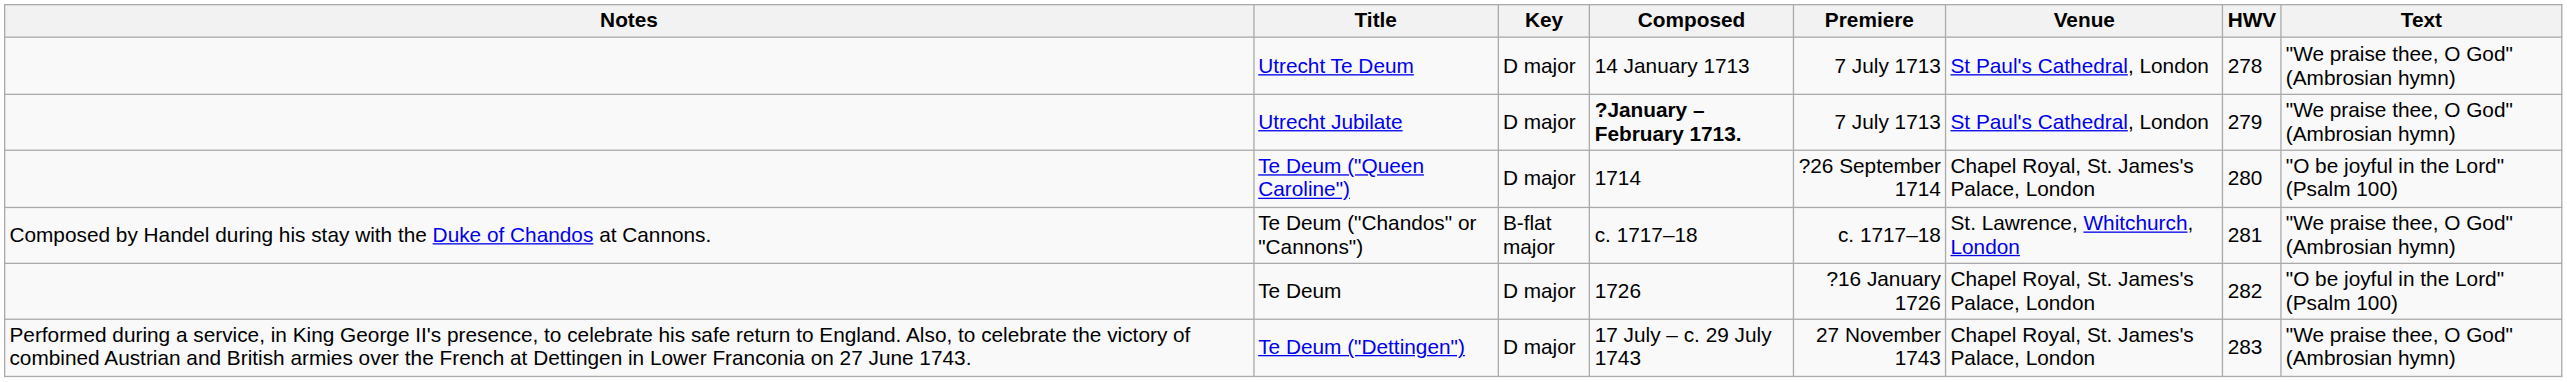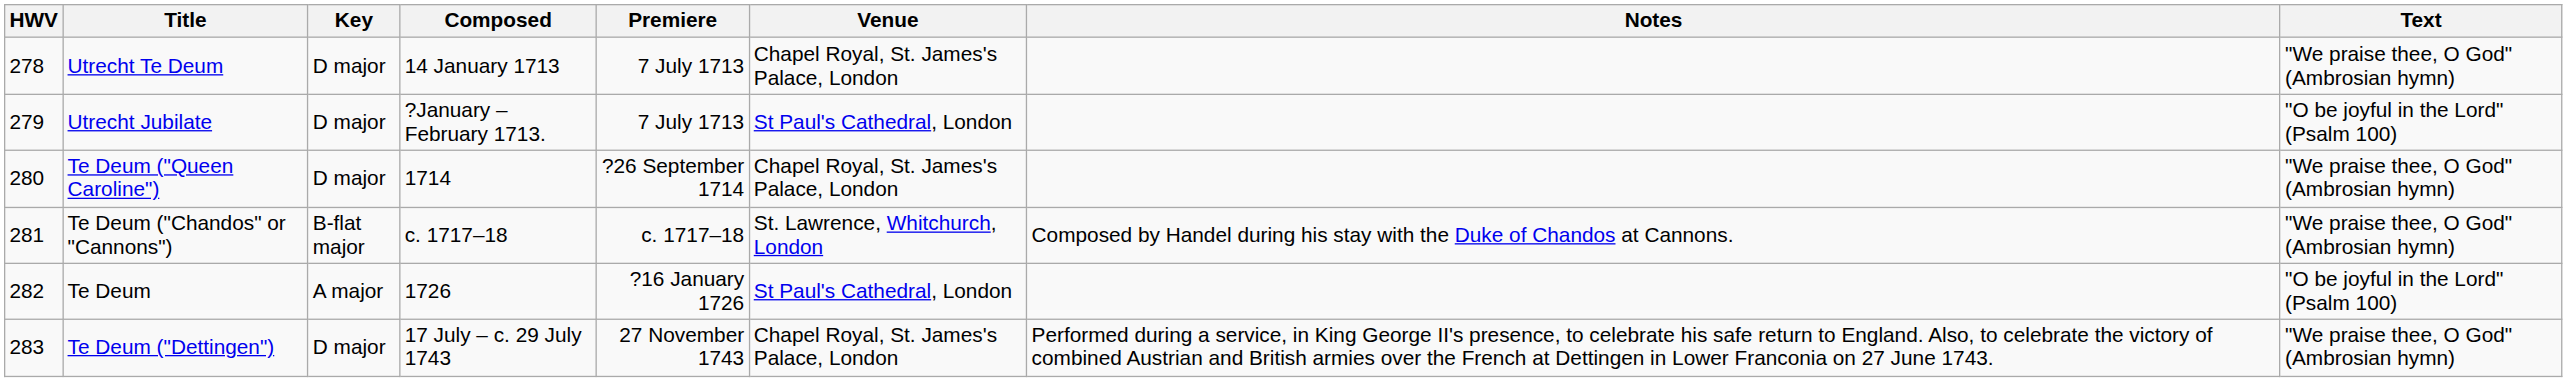columns swapped: (2252, 20) <-> (629, 20)
(2080, 65) St Paul's Cathedral, London -> (875, 65) Chapel Royal, St. James's Palace, London
(1668, 122) bold -> (475, 122) normal
(2399, 122) "We praise thee, O God" (Ambrosian hymn) -> (2394, 122) "O be joyful in the Lord" (Psalm 100)
(2395, 178) "O be joyful in the Lord" (Psalm 100) -> (2399, 178) "We praise thee, O God" (Ambrosian hymn)
(1539, 291) D major -> (348, 291) A major
(2072, 291) Chapel Royal, St. James's Palace, London -> (883, 291) St Paul's Cathedral, London
